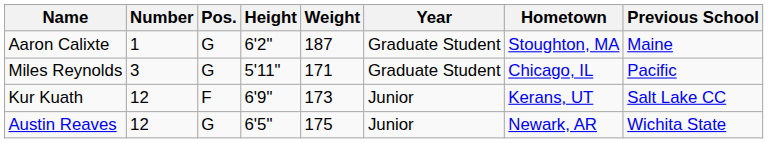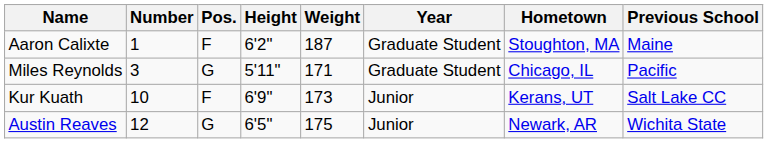(208, 44) G -> (206, 44) F
(139, 97) 12 -> (139, 97) 10
